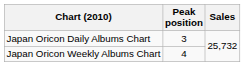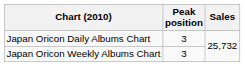(184, 54) 4 -> (184, 54) 3
